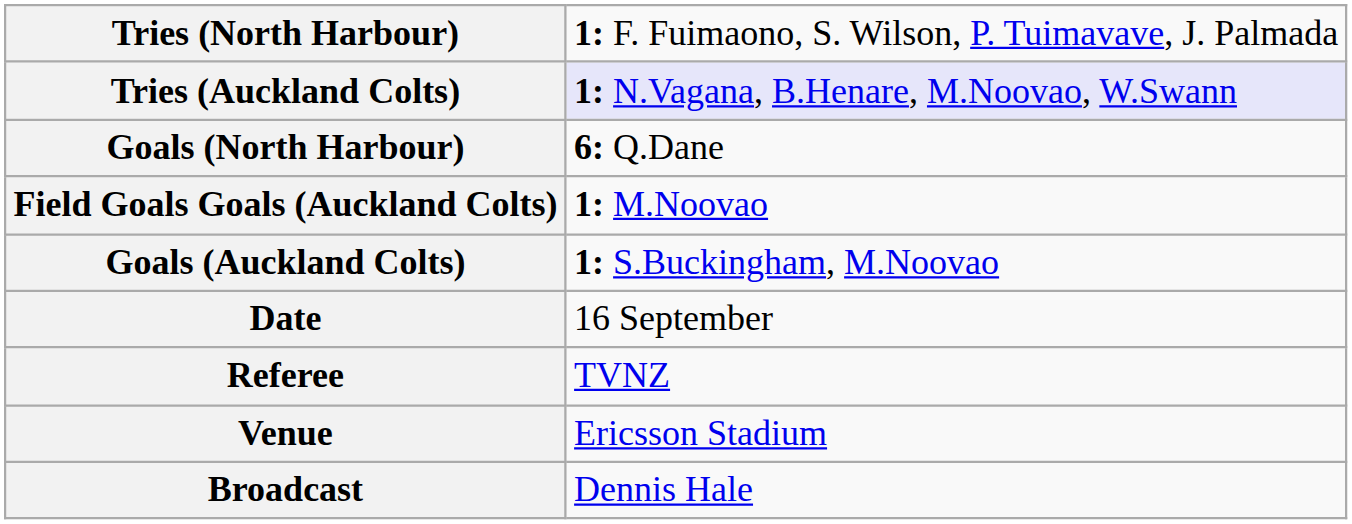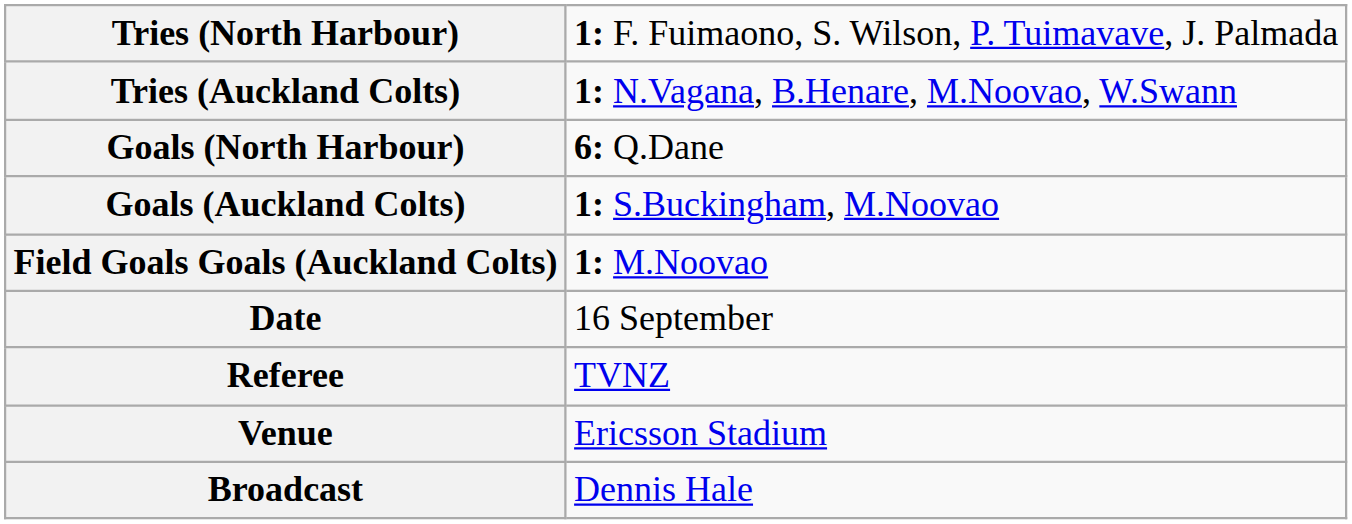(906, 90) lavender background -> (906, 90) no background
rows swapped: (285, 261) <-> (285, 204)
